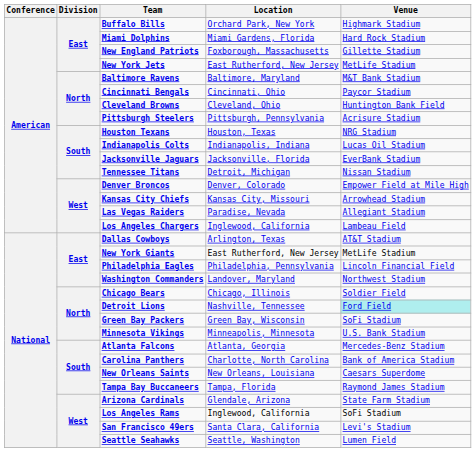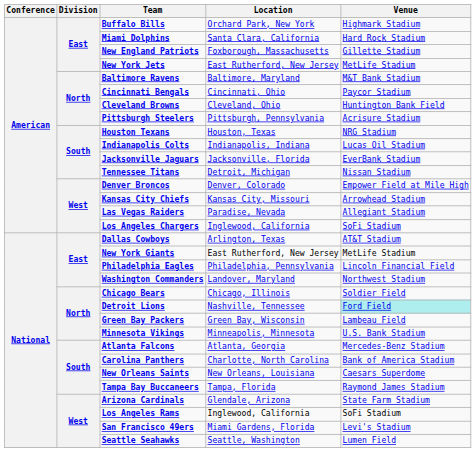(261, 38) Miami Gardens, Florida -> (263, 38) Santa Clara, California
(374, 226) Lambeau Field -> (372, 226) SoFi Stadium
(372, 320) SoFi Stadium -> (374, 320) Lambeau Field
(263, 428) Santa Clara, California -> (261, 428) Miami Gardens, Florida
